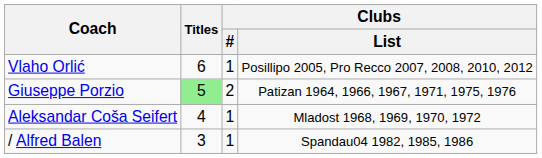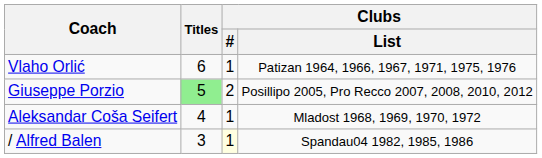(387, 67) Posillipo 2005, Pro Recco 2007, 2008, 2010, 2012 -> (387, 67) Patizan 1964, 1966, 1967, 1971, 1975, 1976
(387, 92) Patizan 1964, 1966, 1967, 1971, 1975, 1976 -> (387, 92) Posillipo 2005, Pro Recco 2007, 2008, 2010, 2012
(230, 141) no background -> (230, 141) lightyellow background
